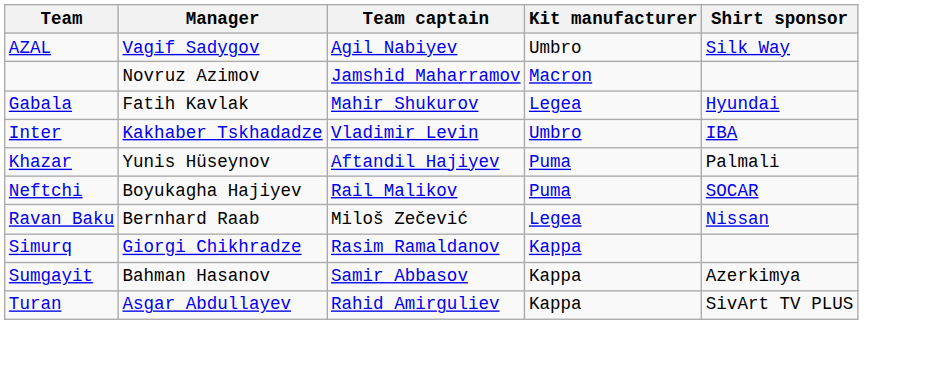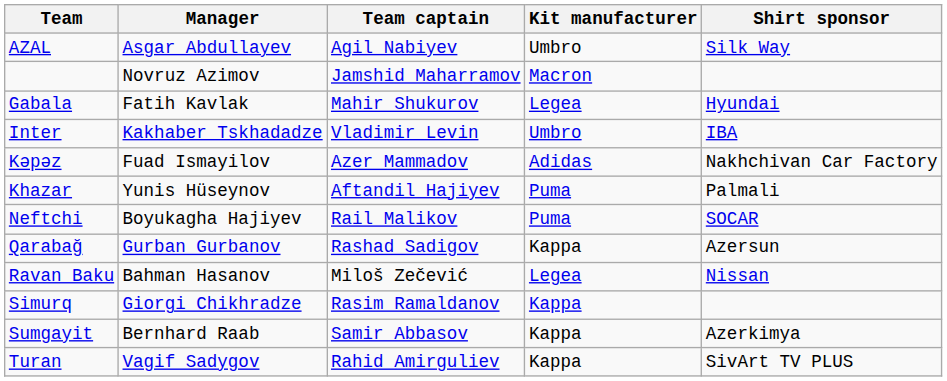(191, 48) Vagif Sadygov -> (207, 48) Asgar Abdullayev
+ row: (35, 162)
+ row: (46, 248)
(191, 219) Bernhard Raab -> (196, 276) Bahman Hasanov
(196, 276) Bahman Hasanov -> (191, 334) Bernhard Raab
(207, 305) Asgar Abdullayev -> (191, 362) Vagif Sadygov
